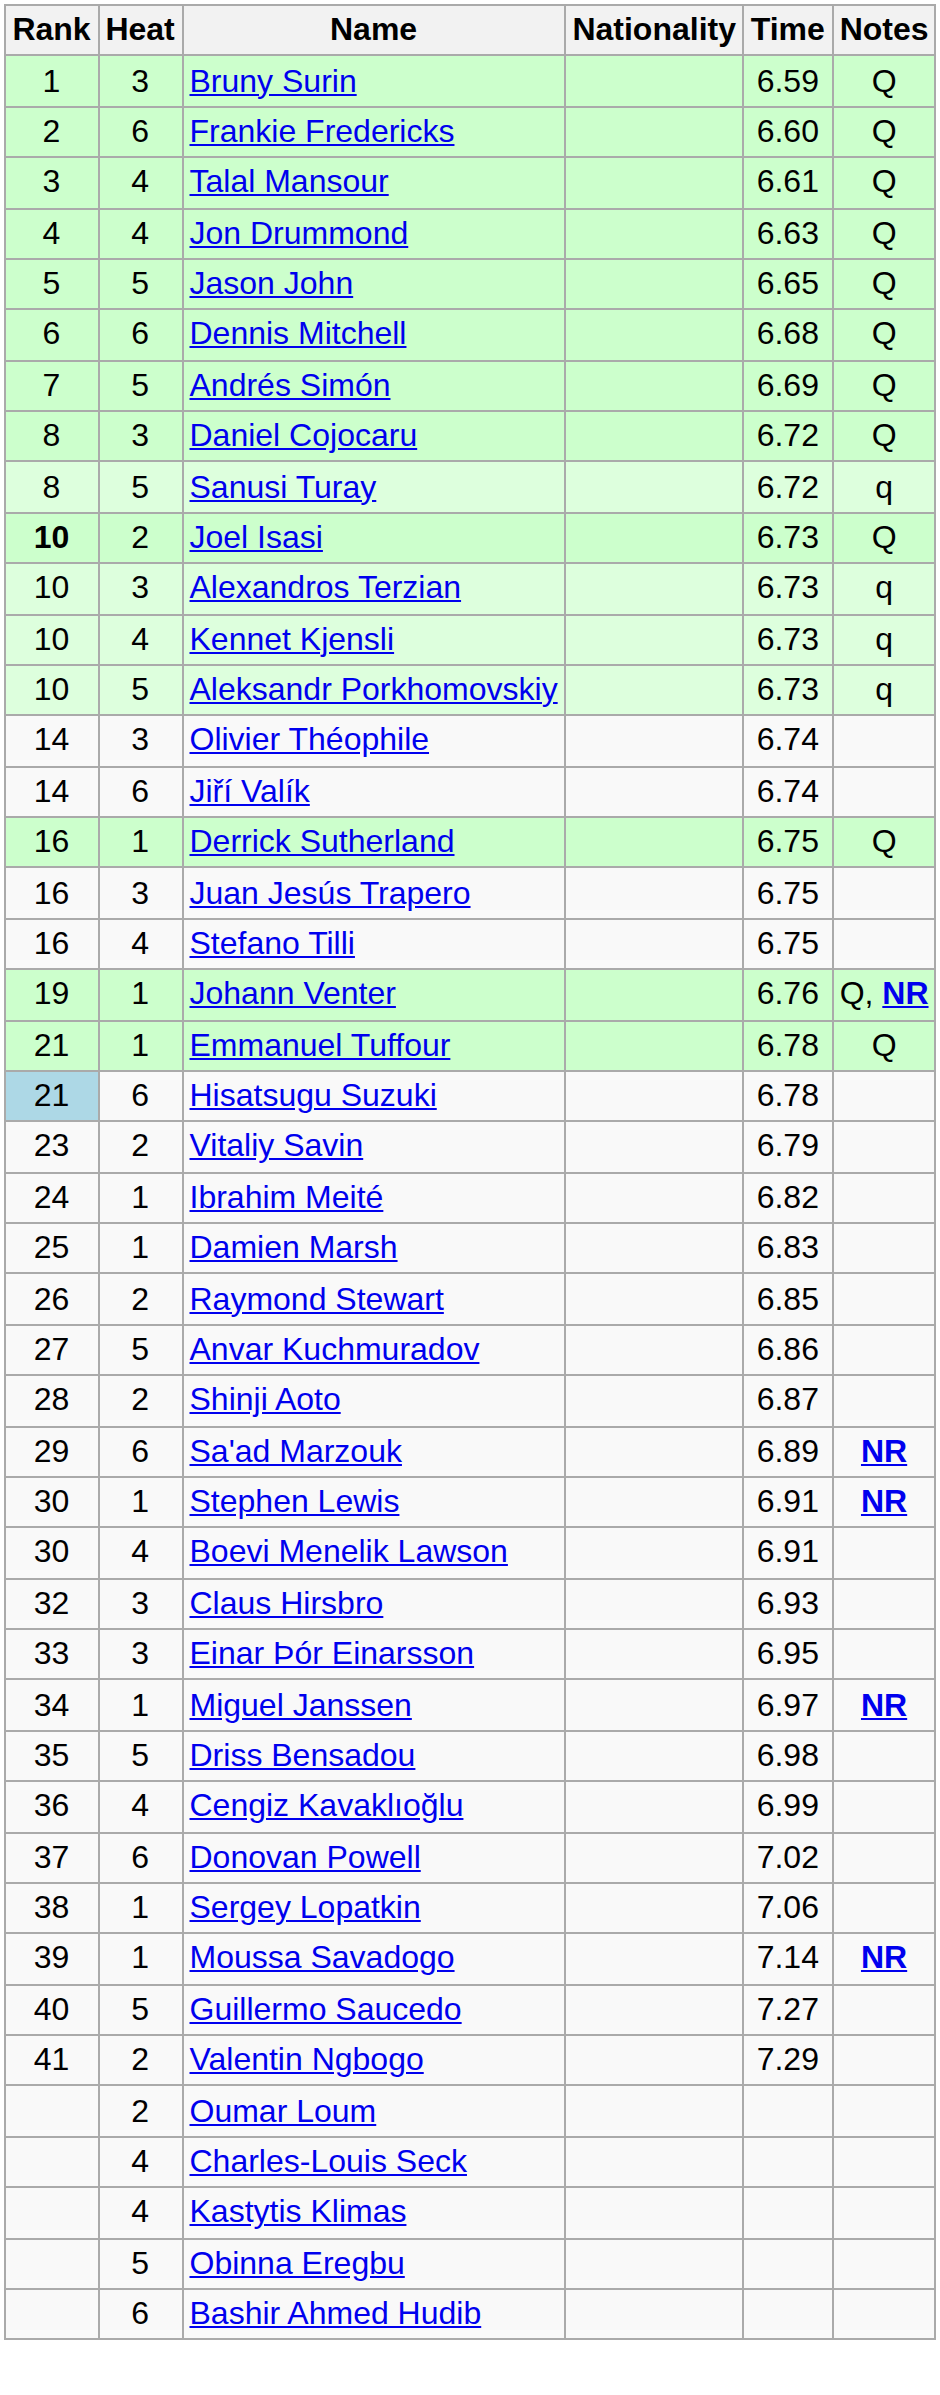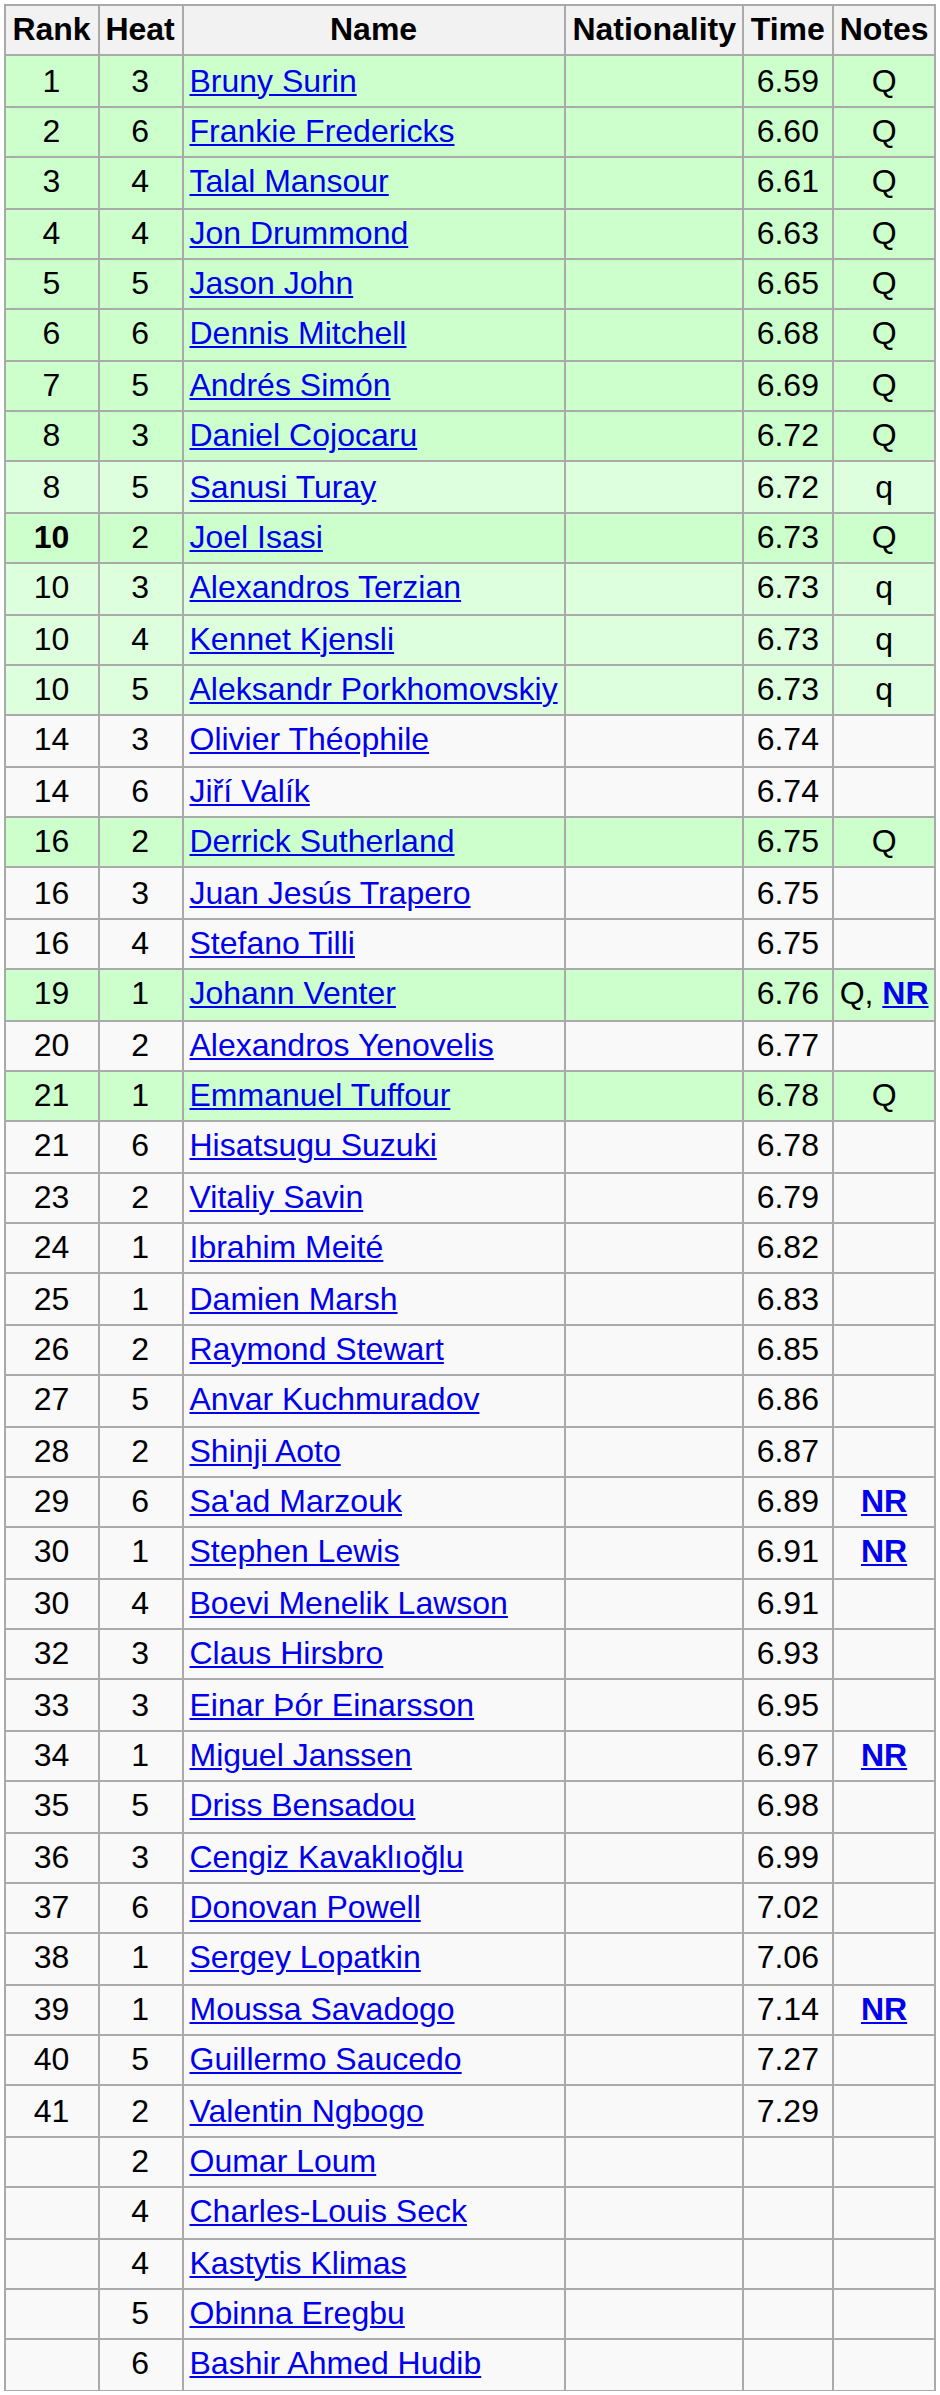(140, 841) 1 -> (140, 841) 2
+ row: (342, 1044)
(51, 1095) lightblue background -> (51, 1146) no background
(140, 1806) 4 -> (140, 1856) 3
